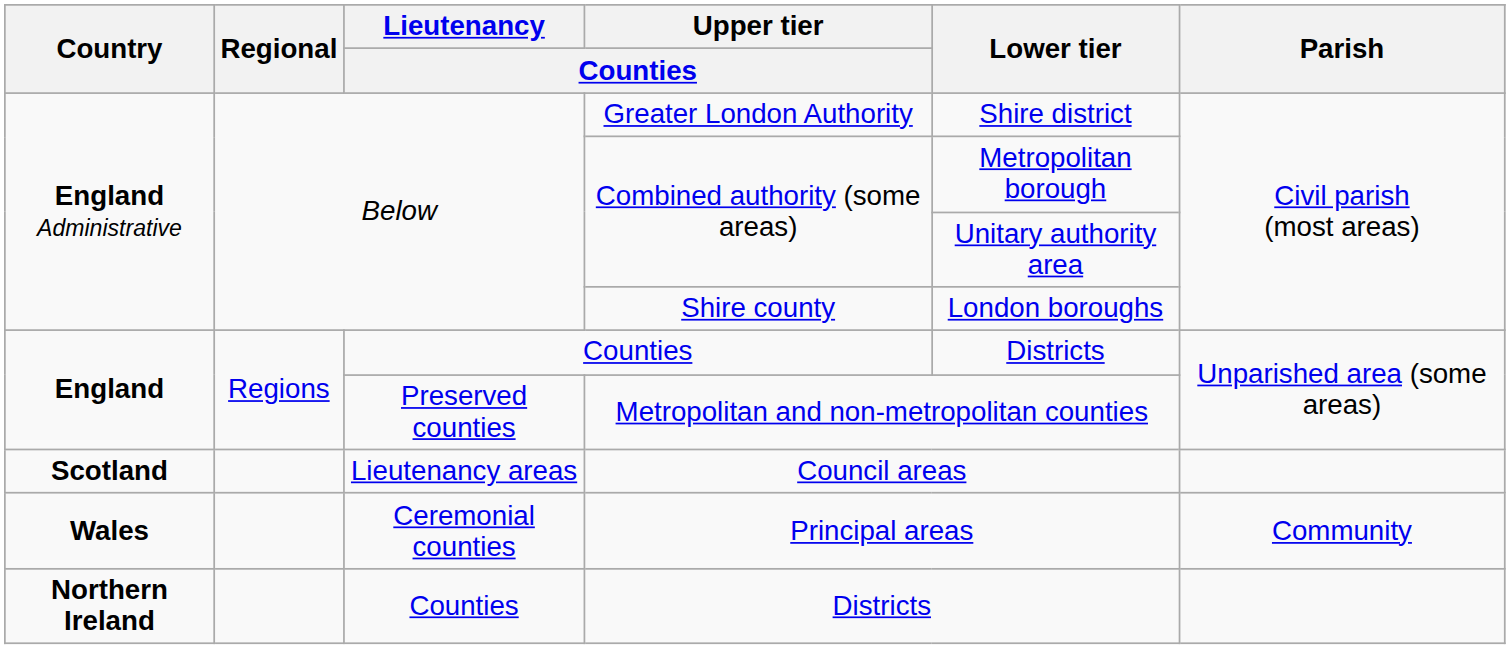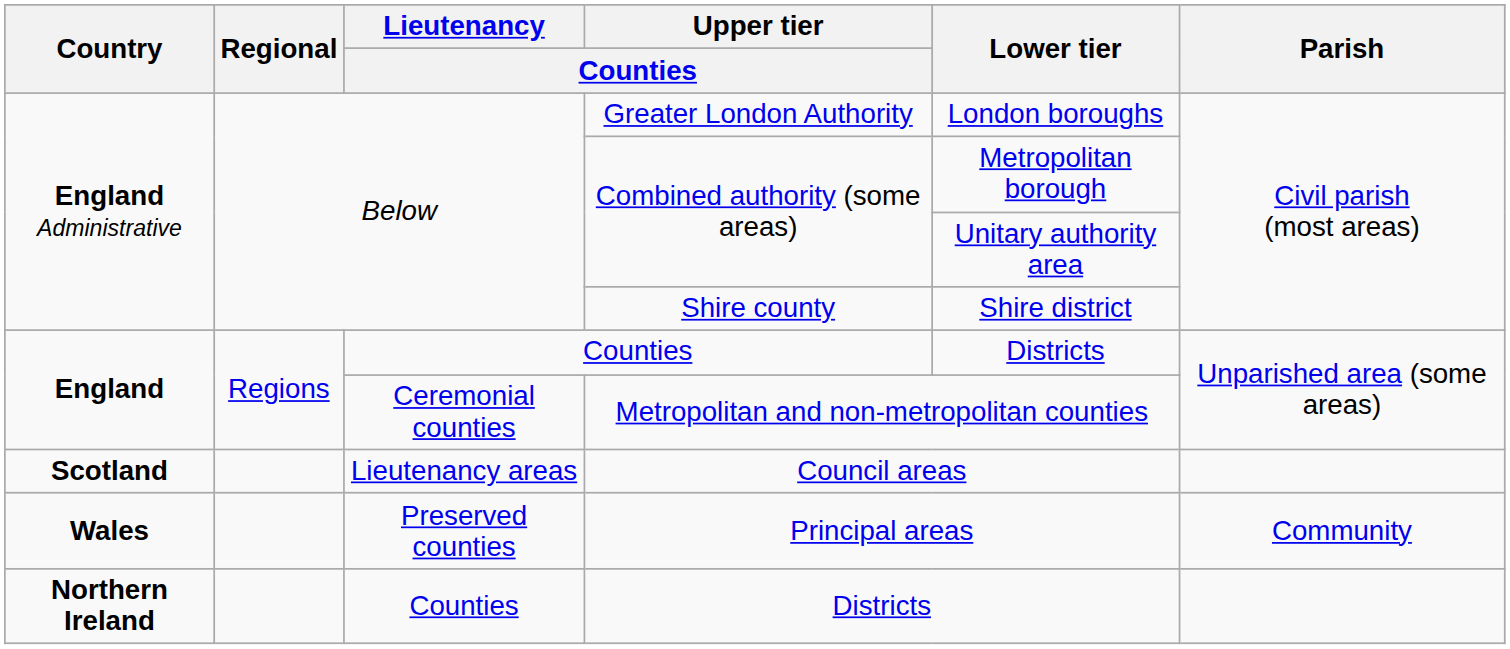(1055, 114) Shire district -> (1055, 114) London boroughs
(1055, 308) London boroughs -> (1055, 308) Shire district
(464, 411) Preserved counties -> (464, 411) Ceremonial counties
(464, 530) Ceremonial counties -> (464, 530) Preserved counties
